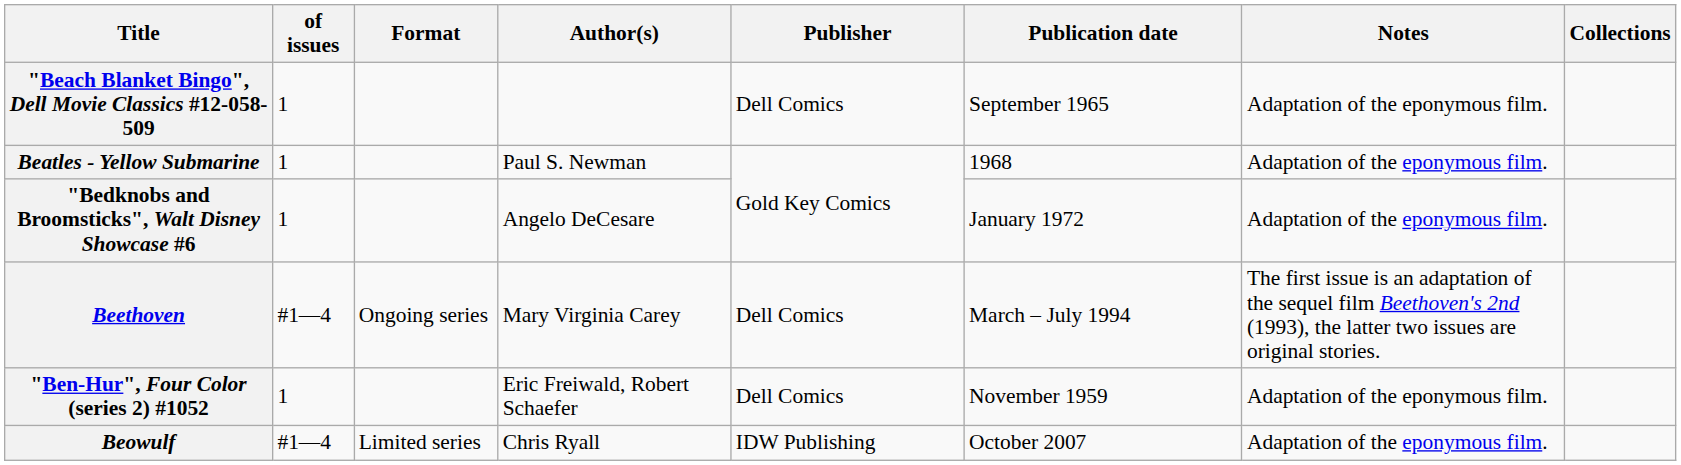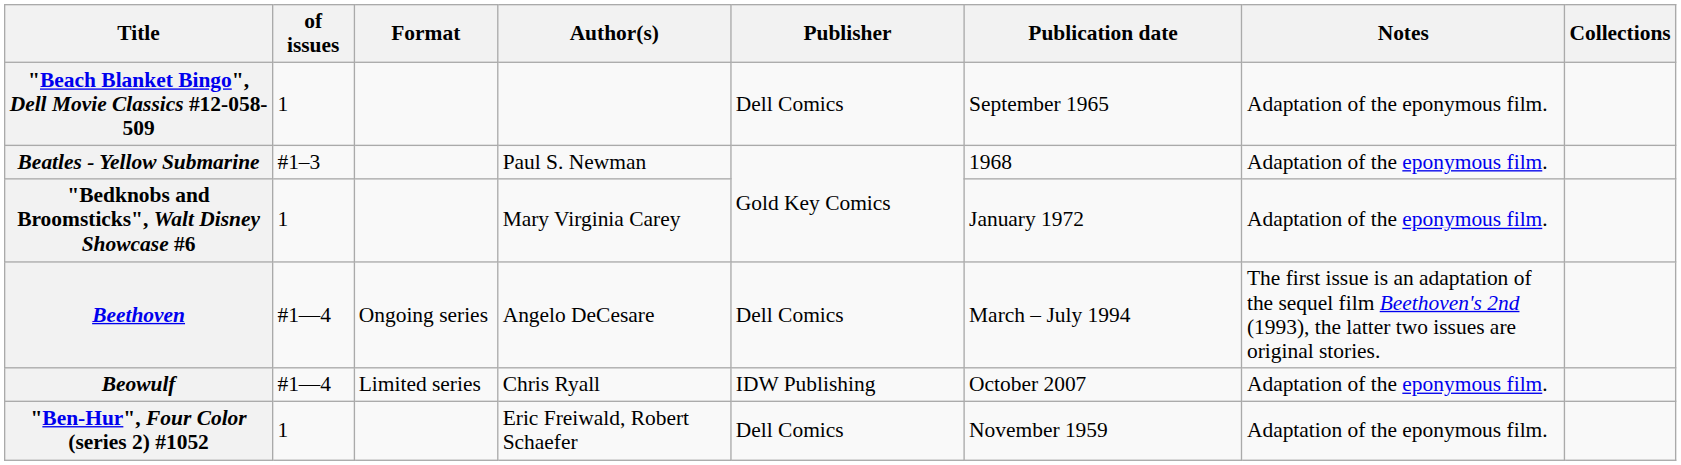(283, 161) 1 -> (299, 161) #1–3
(579, 219) Angelo DeCesare -> (592, 219) Mary Virginia Carey
(592, 314) Mary Virginia Carey -> (579, 314) Angelo DeCesare
rows swapped: (139, 396) <-> (139, 442)
